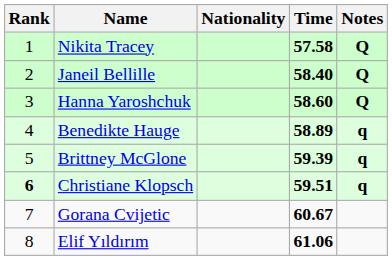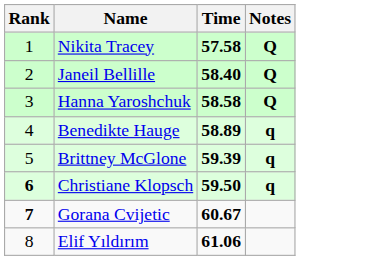- column: (243, 18)
(313, 102) 58.60 -> (221, 102) 58.58
(313, 185) 59.51 -> (221, 185) 59.50
(29, 213) normal -> (29, 213) bold
